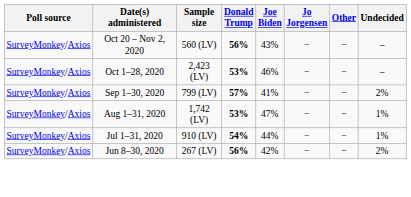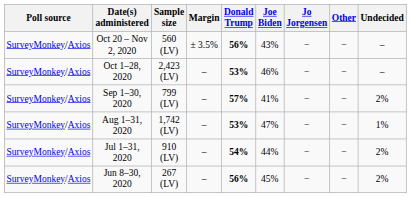+ column: (204, 18)
(382, 135) 1% -> (382, 152) 2%
(270, 151) 42% -> (270, 179) 45%
